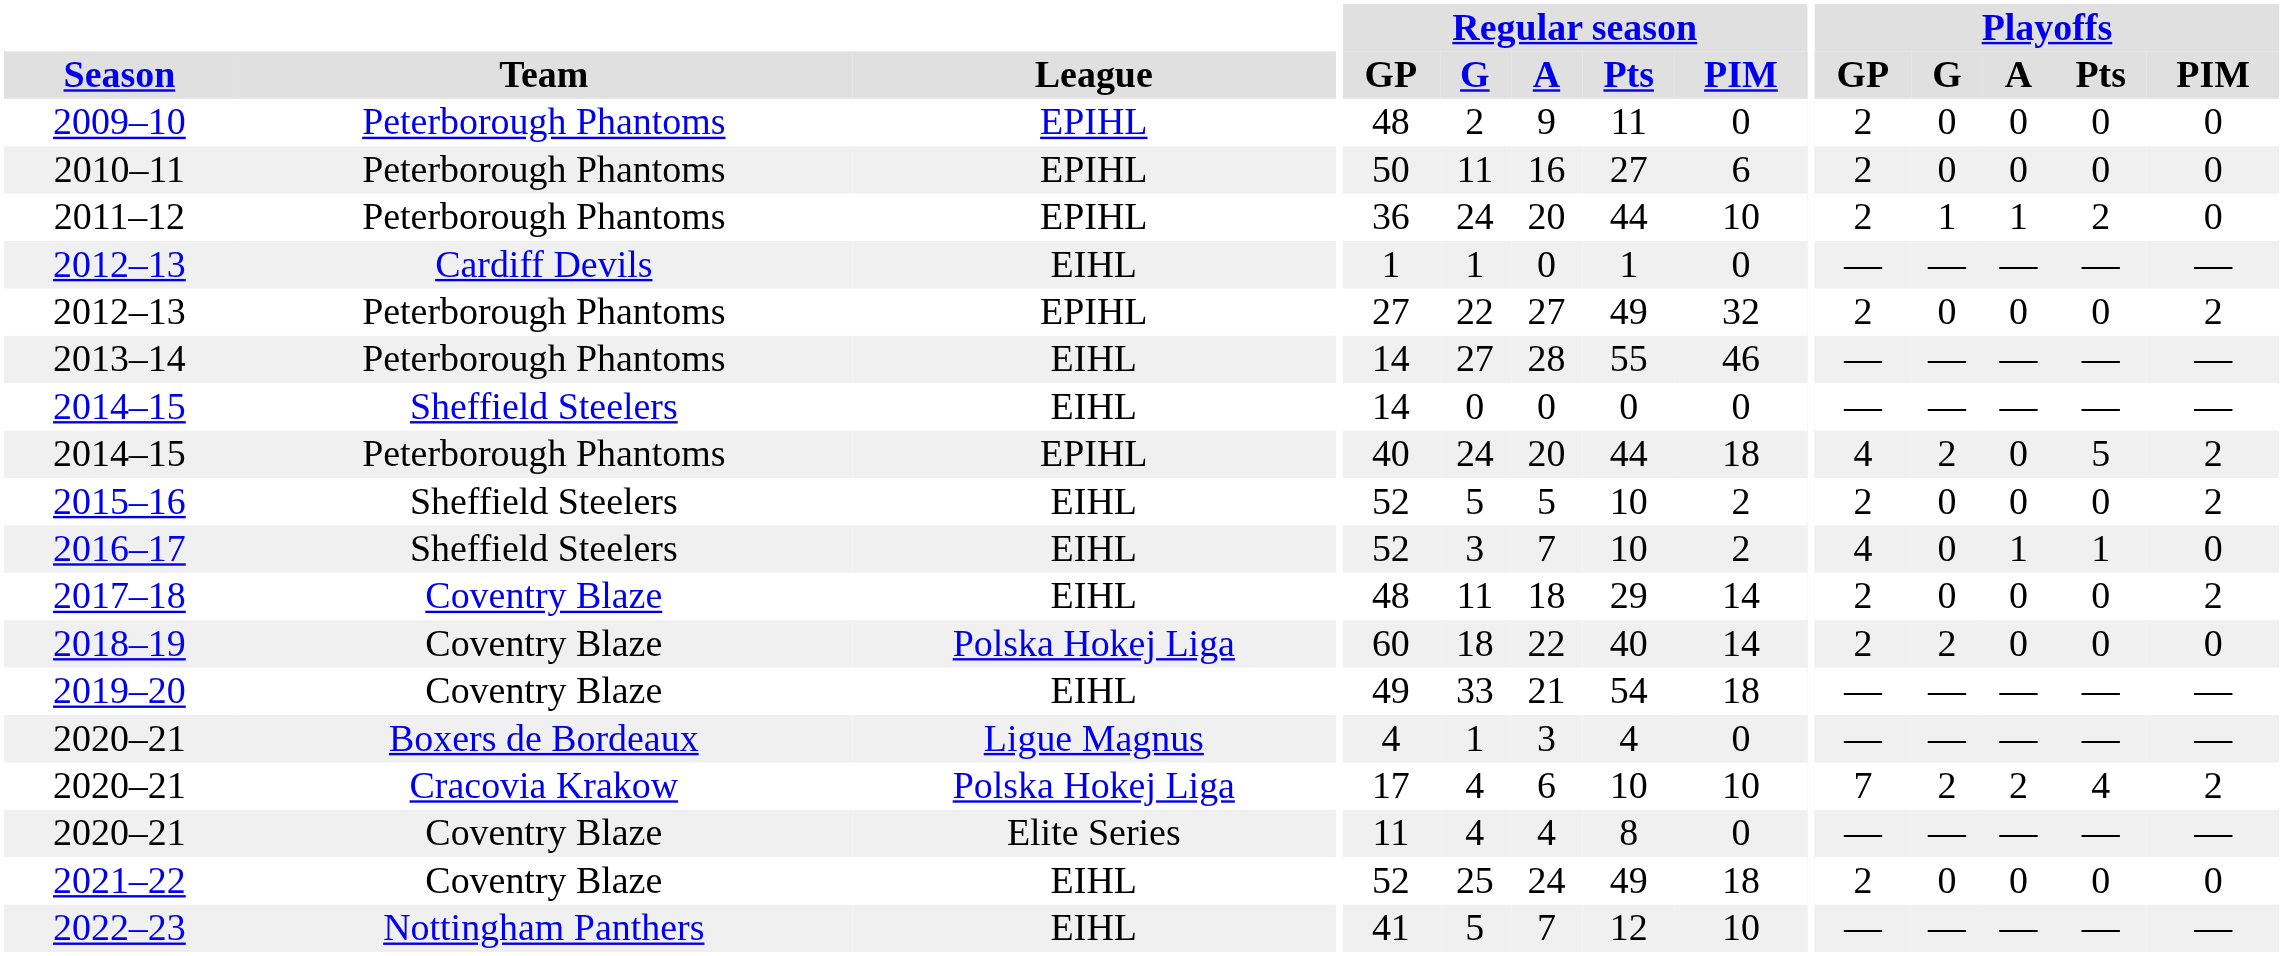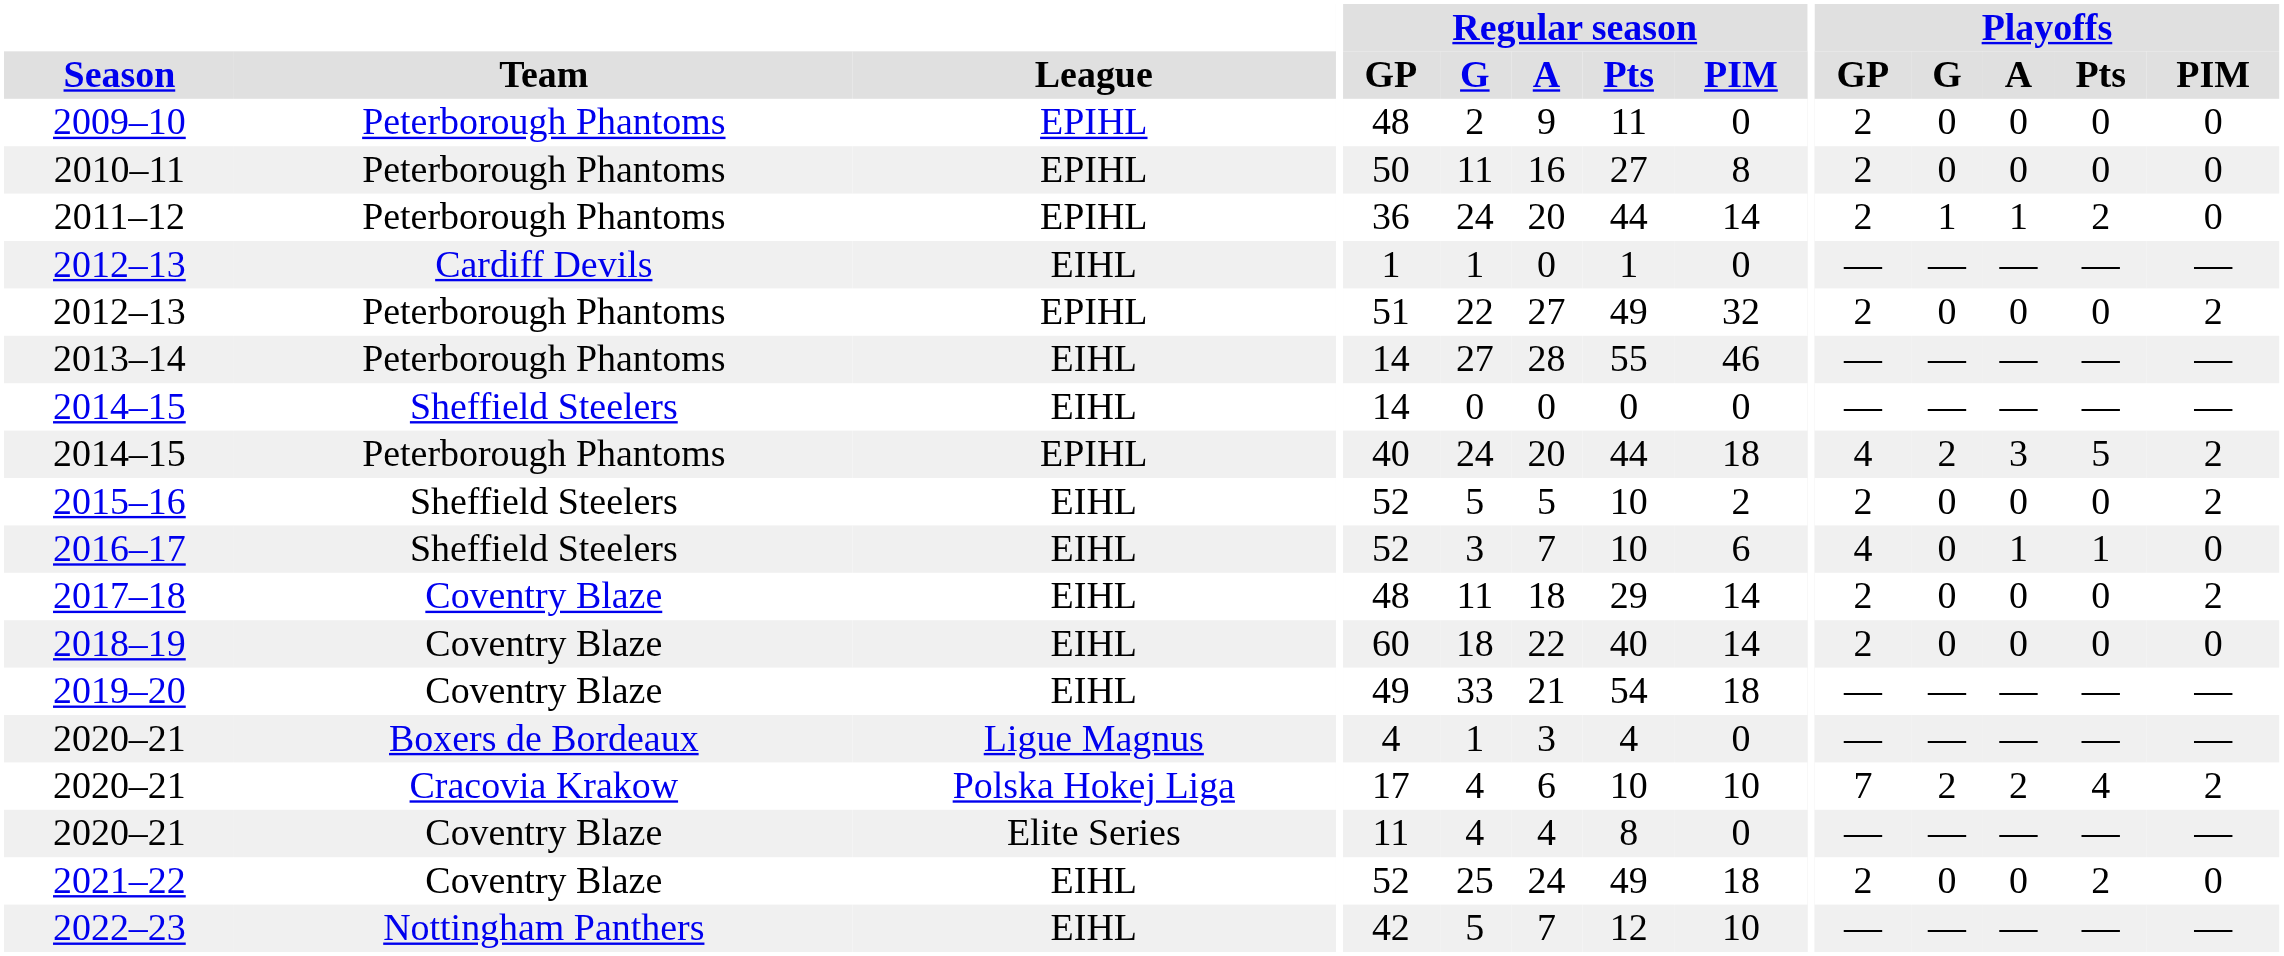(1741, 169) 6 -> (1741, 169) 8
(1741, 216) 10 -> (1741, 216) 14
(1391, 311) 27 -> (1391, 311) 51
(2019, 453) 0 -> (2019, 453) 3
(1741, 548) 2 -> (1741, 548) 6
(1094, 643) Polska Hokej Liga -> (1094, 643) EIHL
(1947, 643) 2 -> (1947, 643) 0
(2101, 880) 0 -> (2101, 880) 2
(1391, 927) 41 -> (1391, 927) 42
